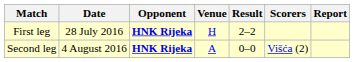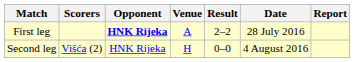columns swapped: (94, 13) <-> (288, 13)
(212, 31) H -> (187, 31) A
(162, 48) bold -> (137, 48) normal
(212, 48) A -> (187, 48) H
